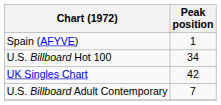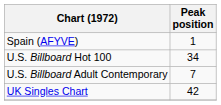rows swapped: (87, 91) <-> (47, 74)
